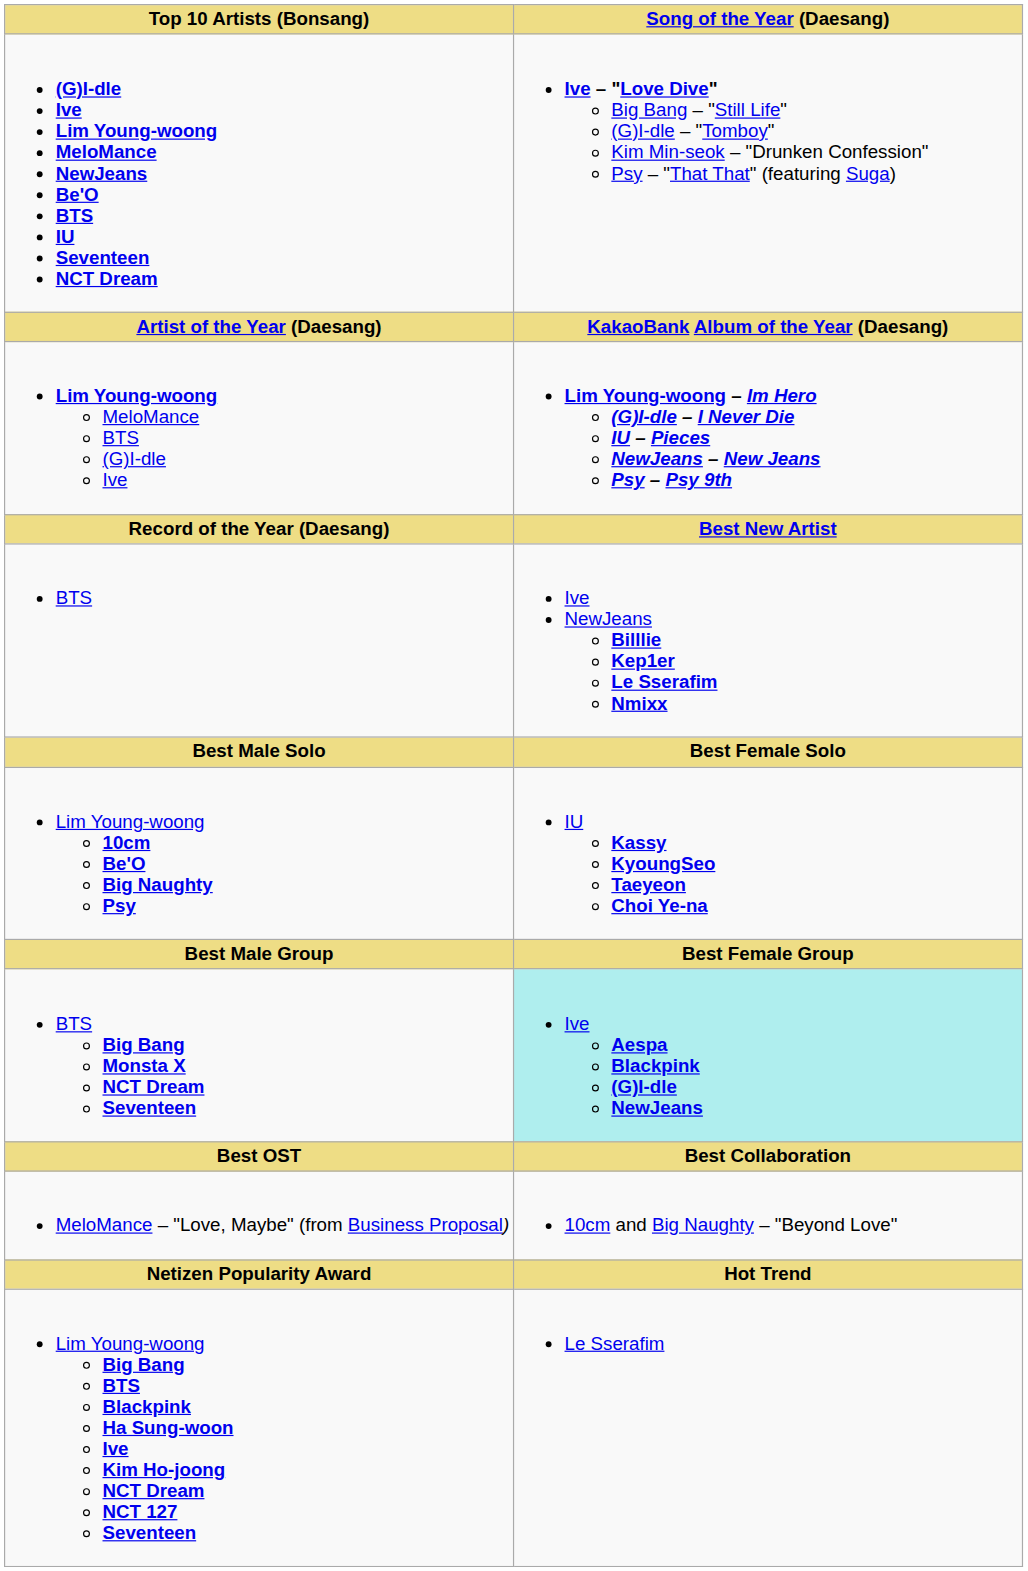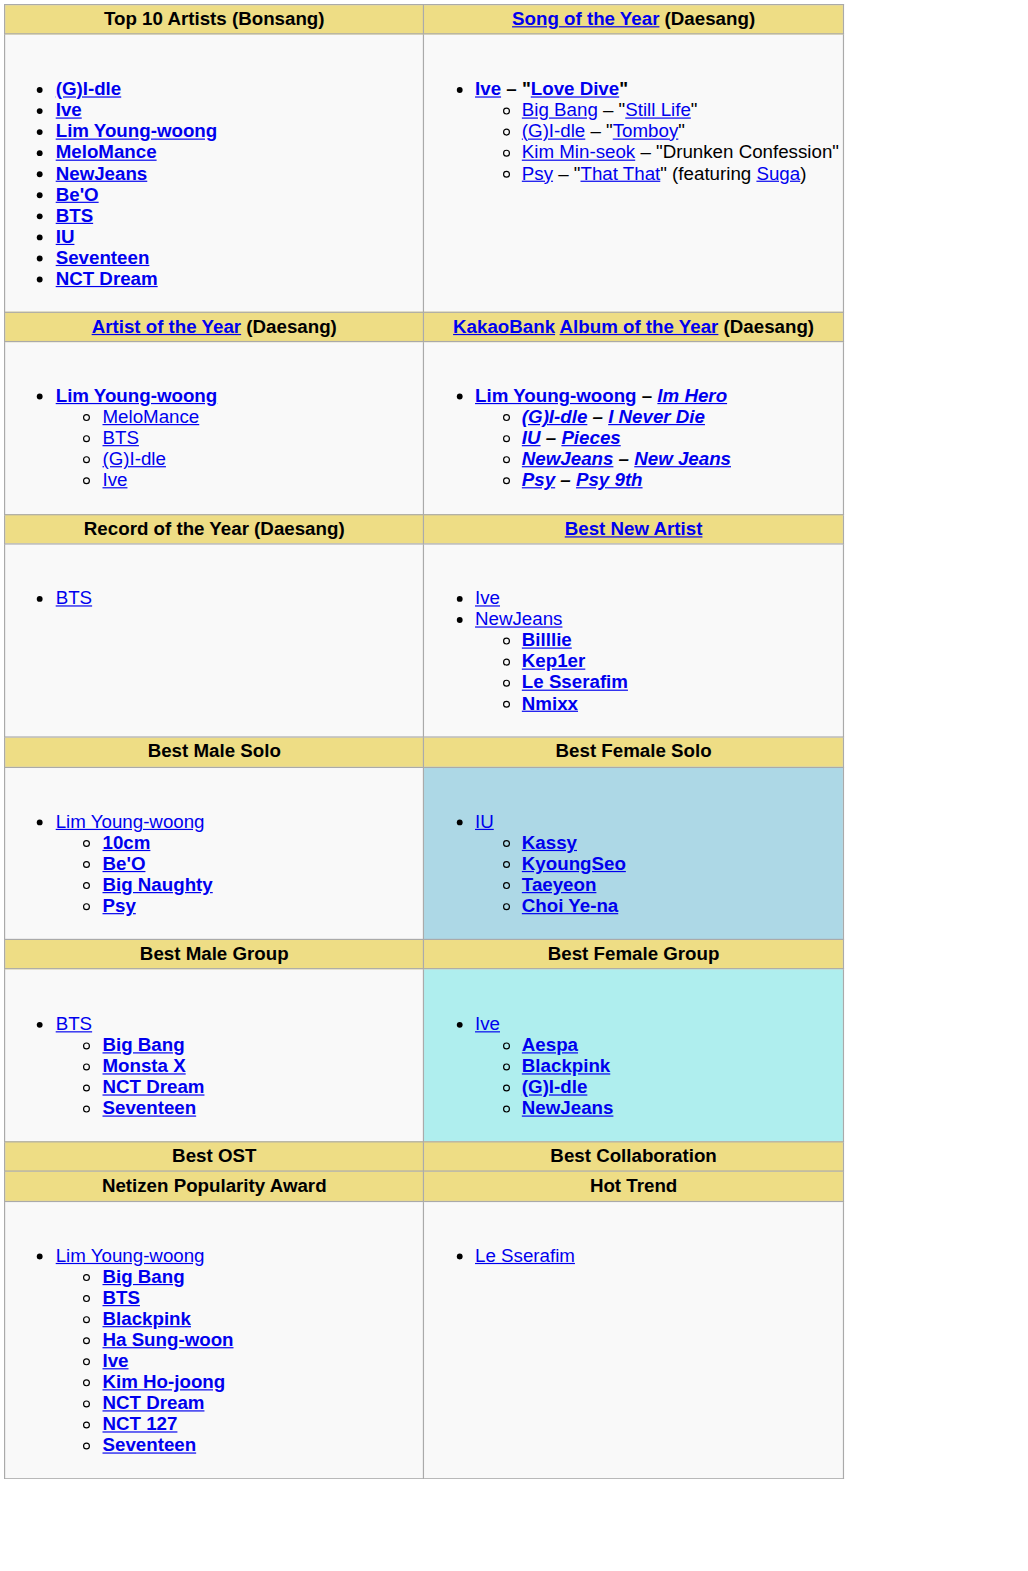(768, 864) no background -> (634, 864) lightblue background
- row: (259, 1226)
